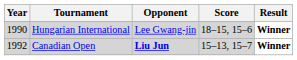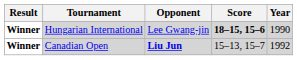columns swapped: (17, 13) <-> (274, 13)
(227, 30) normal -> (239, 30) bold
